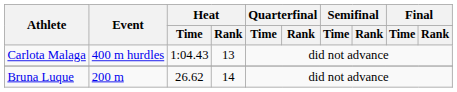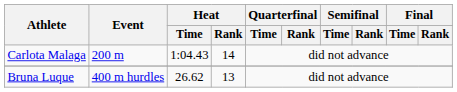(128, 56) 400 m hurdles -> (108, 56) 200 m
(228, 56) 13 -> (228, 56) 14
(108, 76) 200 m -> (128, 76) 400 m hurdles
(228, 76) 14 -> (228, 76) 13
